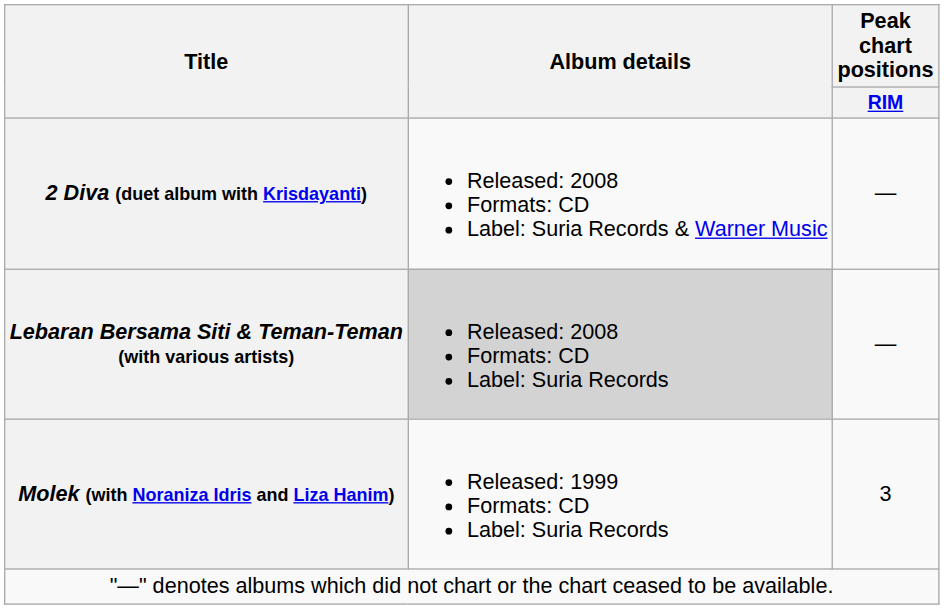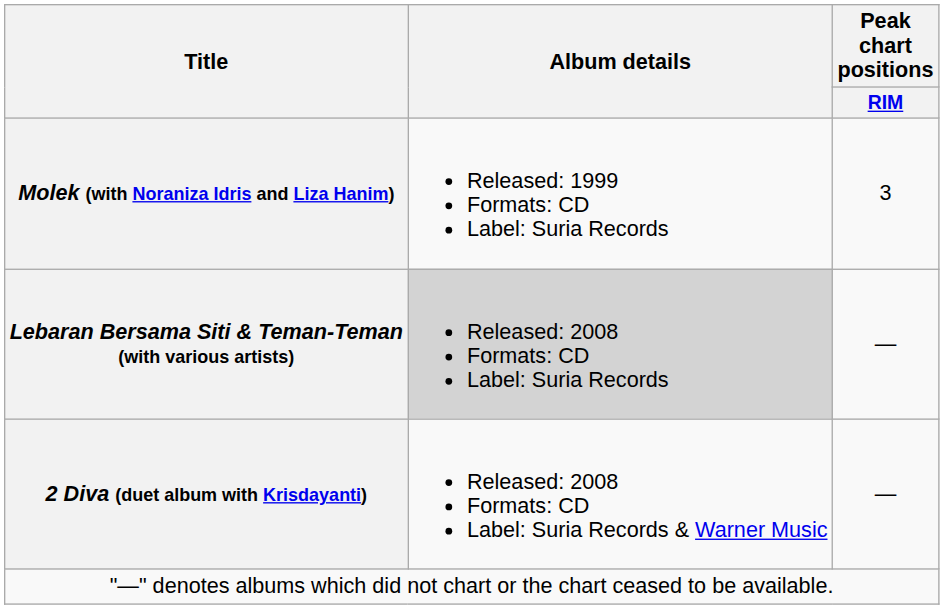rows swapped: (206, 493) <-> (206, 193)
